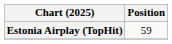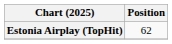(146, 30) 59 -> (146, 30) 62
